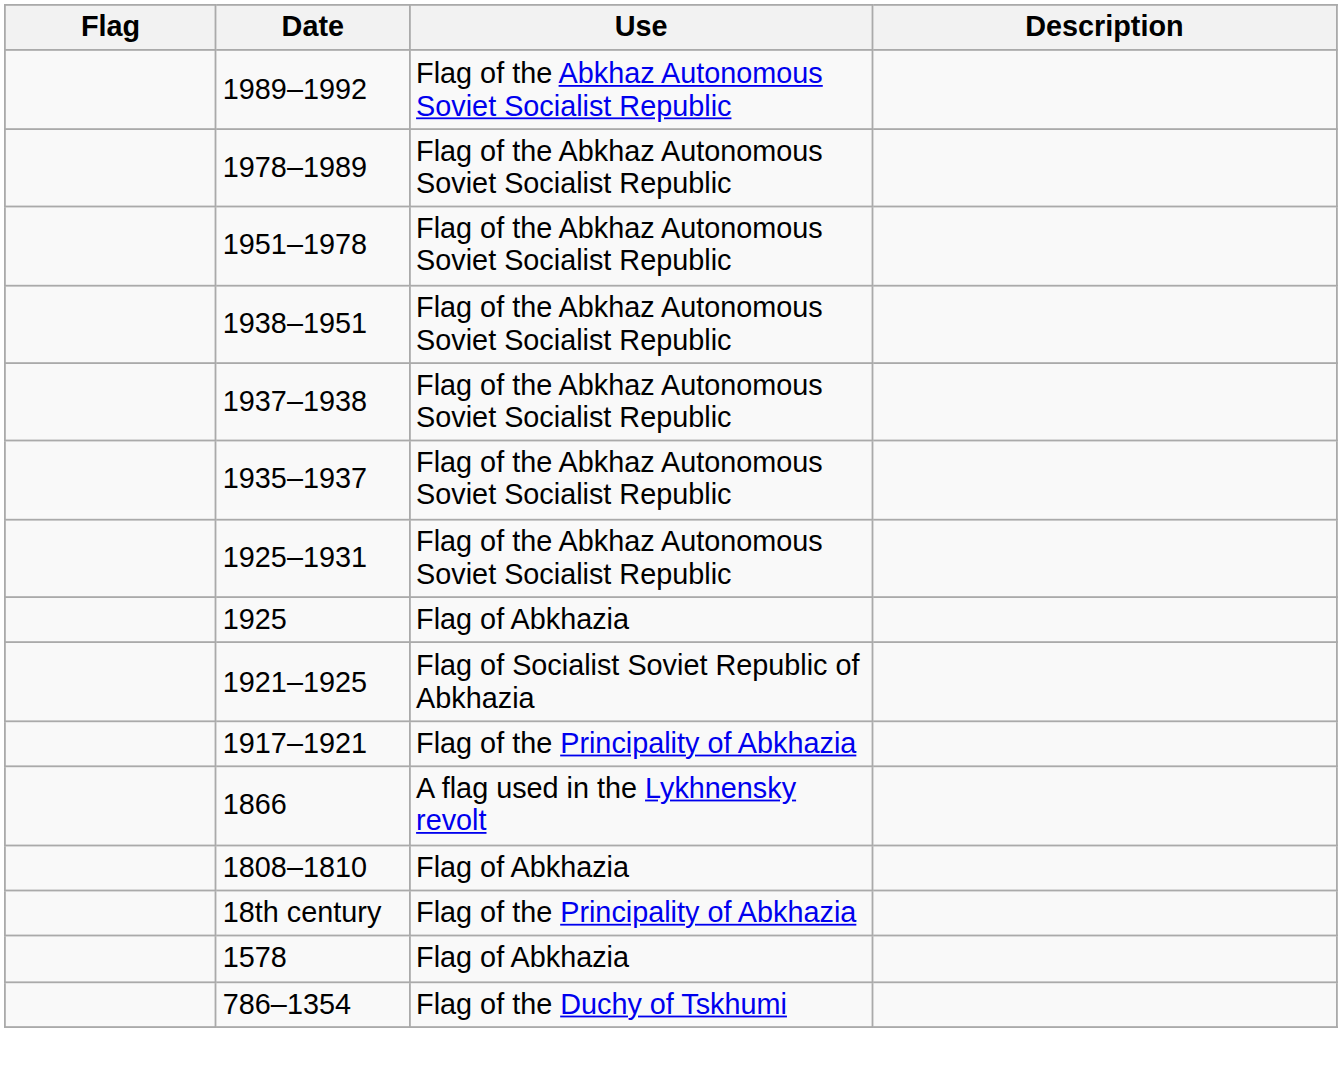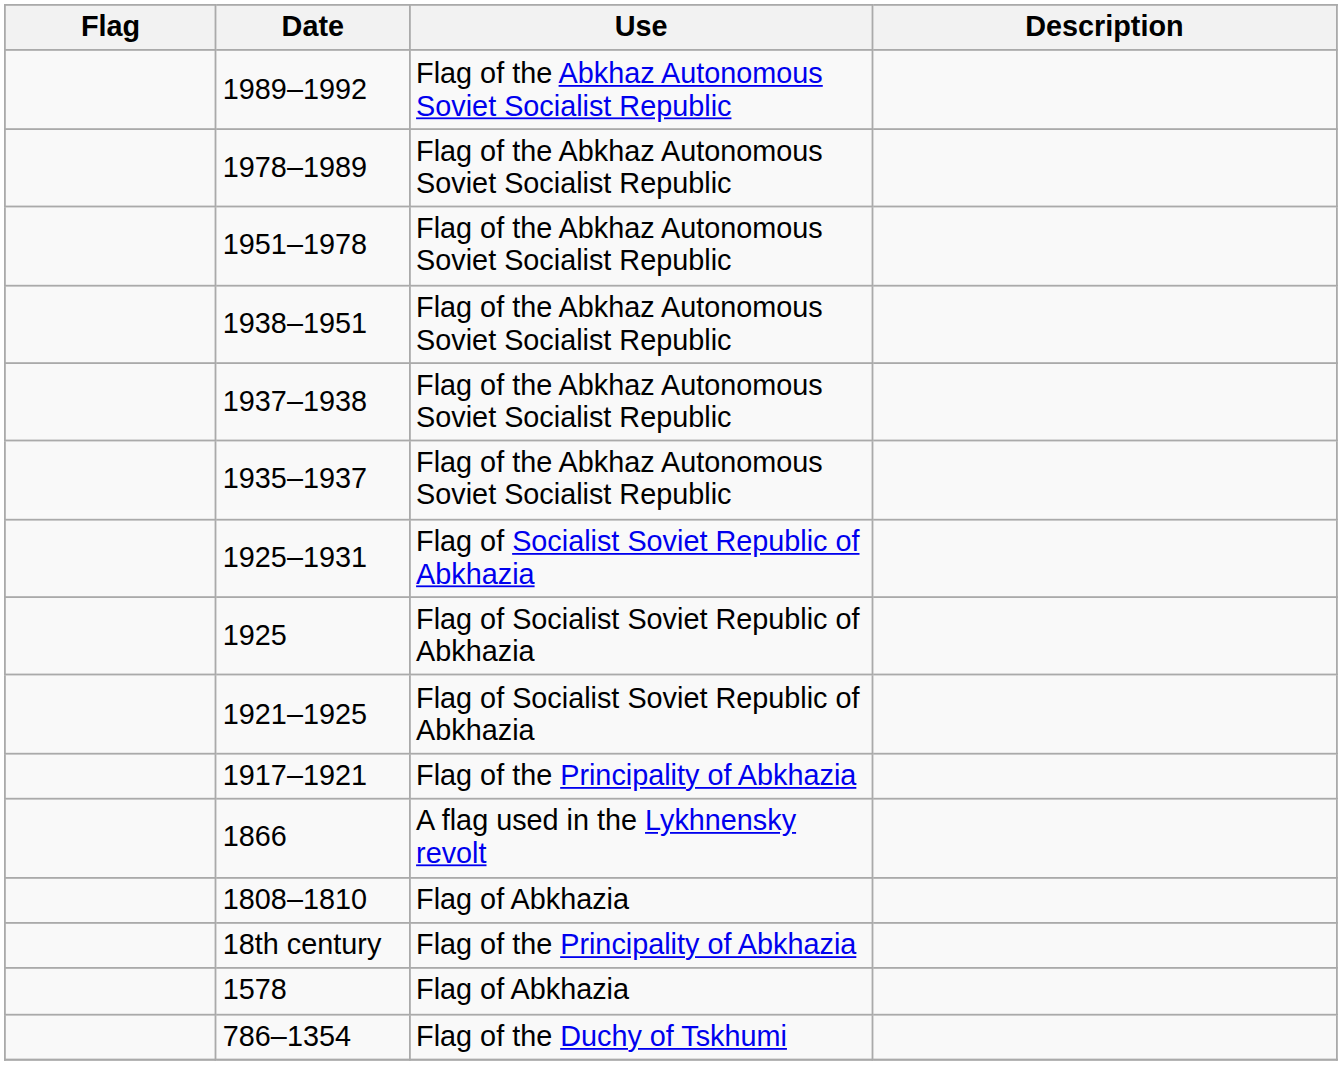(619, 557) Flag of the Abkhaz Autonomous Soviet Socialist Republic -> (638, 557) Flag of Socialist Soviet Republic of Abkhazia
(523, 619) Flag of Abkhazia -> (638, 635) Flag of Socialist Soviet Republic of Abkhazia
